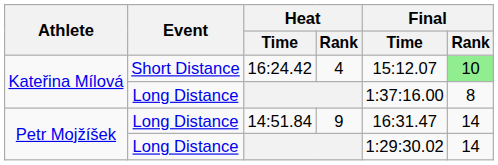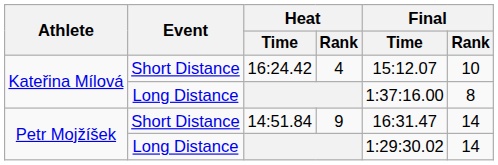(471, 69) lightgreen background -> (471, 69) no background
(185, 121) Long Distance -> (185, 121) Short Distance
